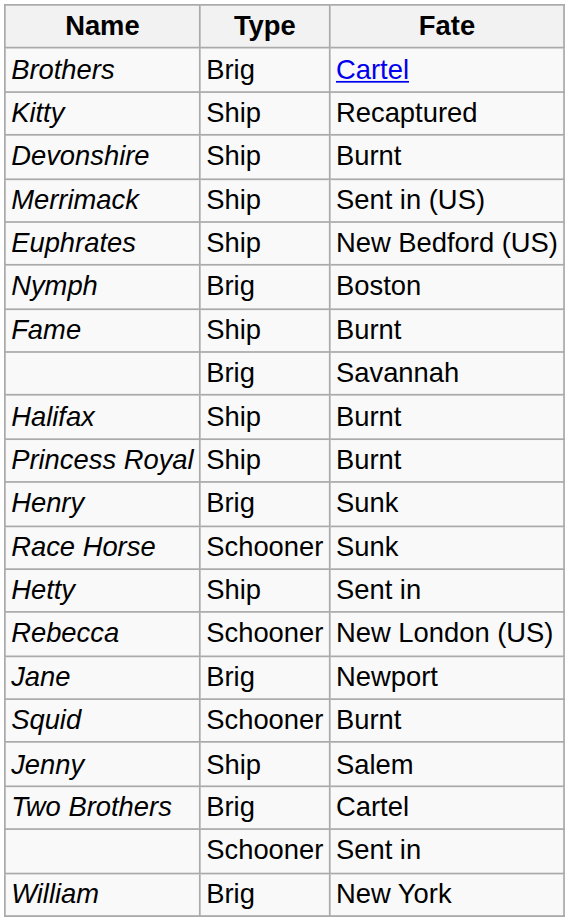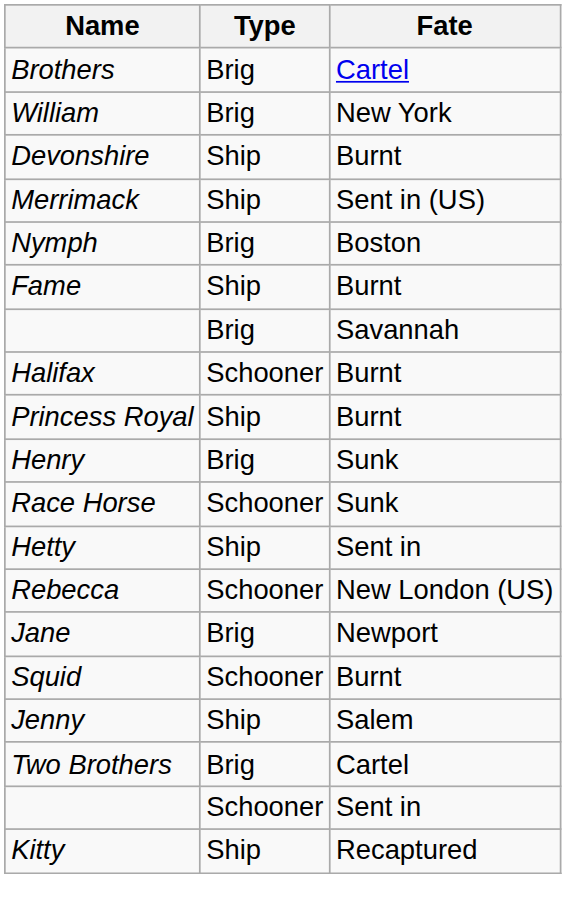rows swapped: (38, 112) <-> (55, 894)
- row: (74, 243)
(234, 416) Ship -> (265, 373) Schooner
